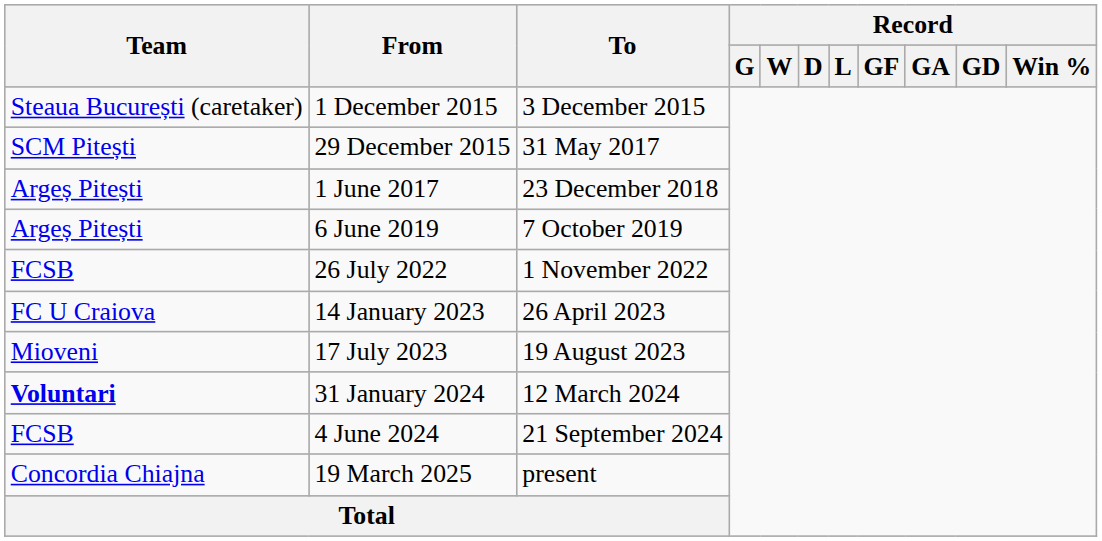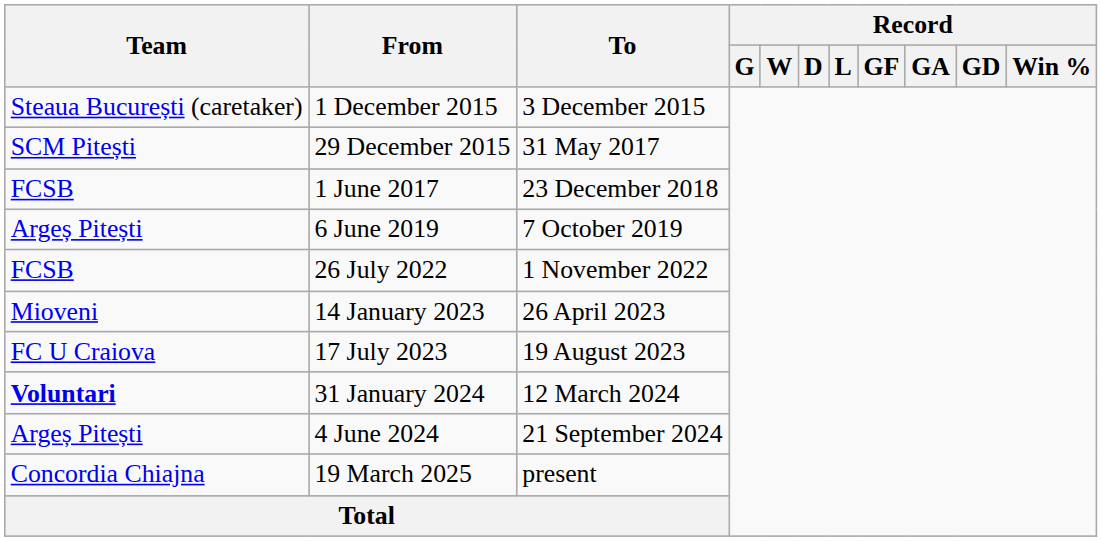(77, 188) Argeș Pitești -> (42, 188) FCSB
(83, 310) FC U Craiova -> (54, 310) Mioveni
(54, 351) Mioveni -> (83, 351) FC U Craiova
(42, 433) FCSB -> (77, 433) Argeș Pitești
